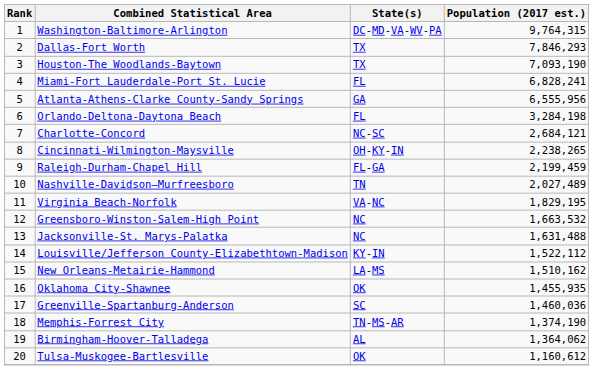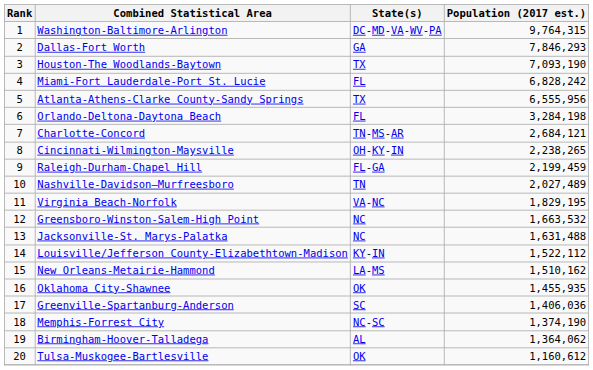(359, 47) TX -> (359, 47) GA
(558, 82) 6,828,241 -> (558, 82) 6,828,242
(359, 99) GA -> (359, 99) TX
(369, 133) NC-SC -> (378, 133) TN-MS-AR
(558, 305) 1,460,036 -> (558, 305) 1,406,036
(378, 322) TN-MS-AR -> (369, 322) NC-SC
